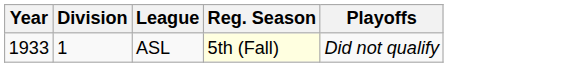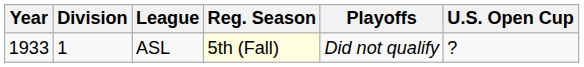+ column: (511, 18)
